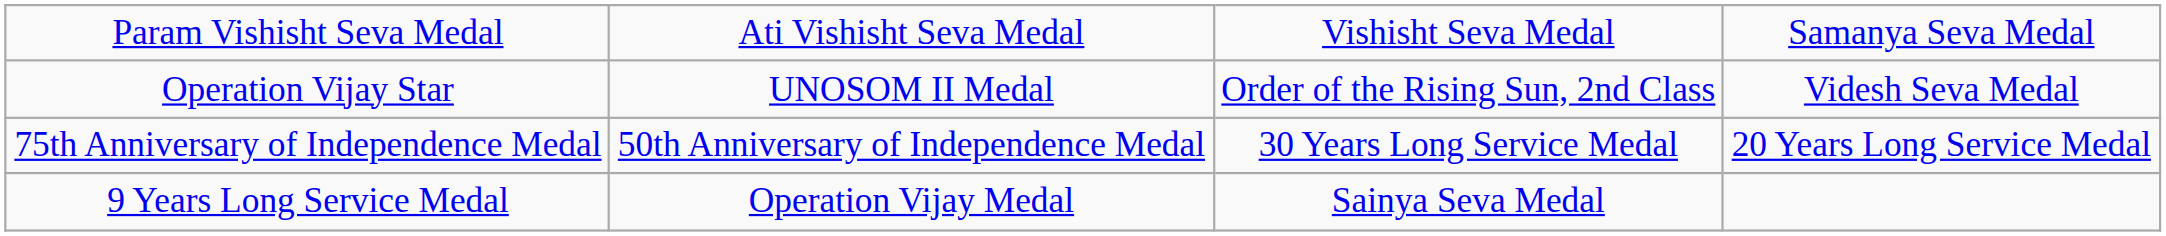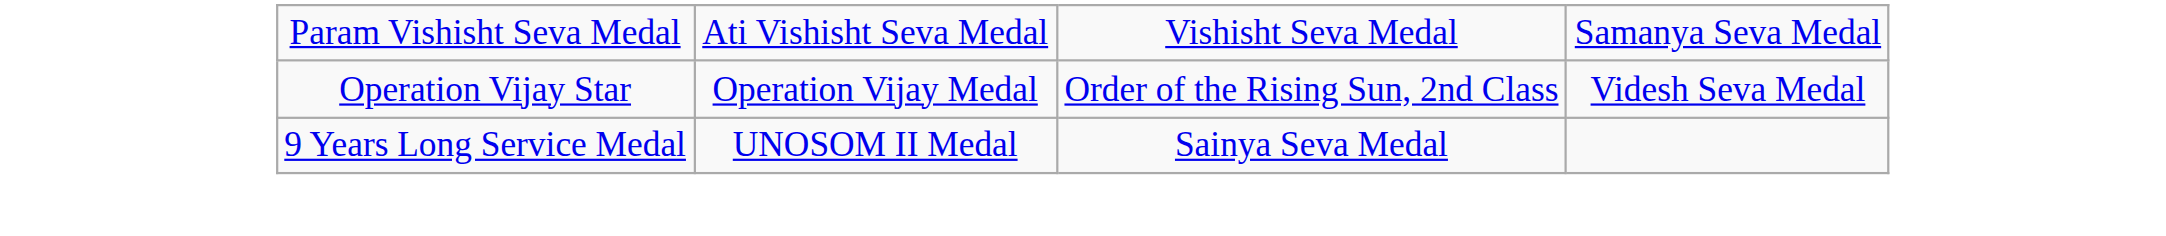(911, 88) UNOSOM II Medal -> (875, 88) Operation Vijay Medal
- row: (308, 144)
(911, 200) Operation Vijay Medal -> (875, 144) UNOSOM II Medal
